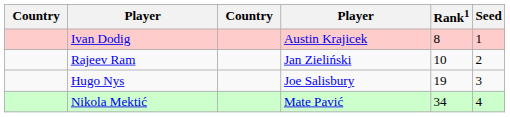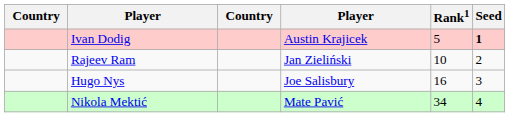(437, 39) 8 -> (437, 39) 5
(479, 39) normal -> (479, 39) bold
(440, 80) 19 -> (440, 80) 16
